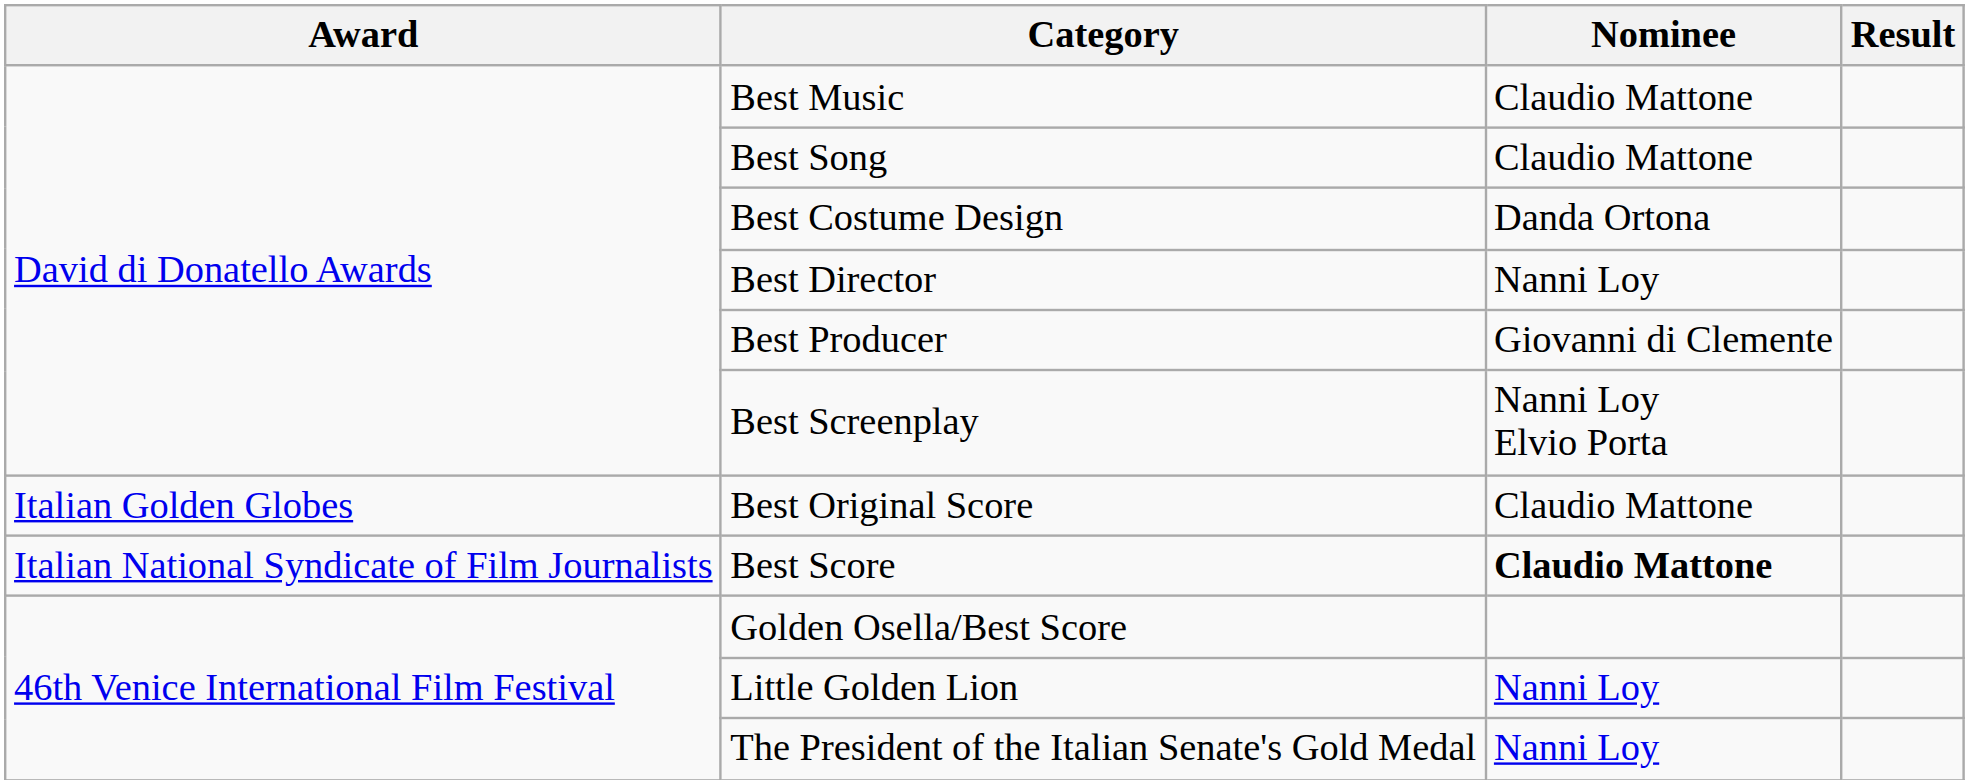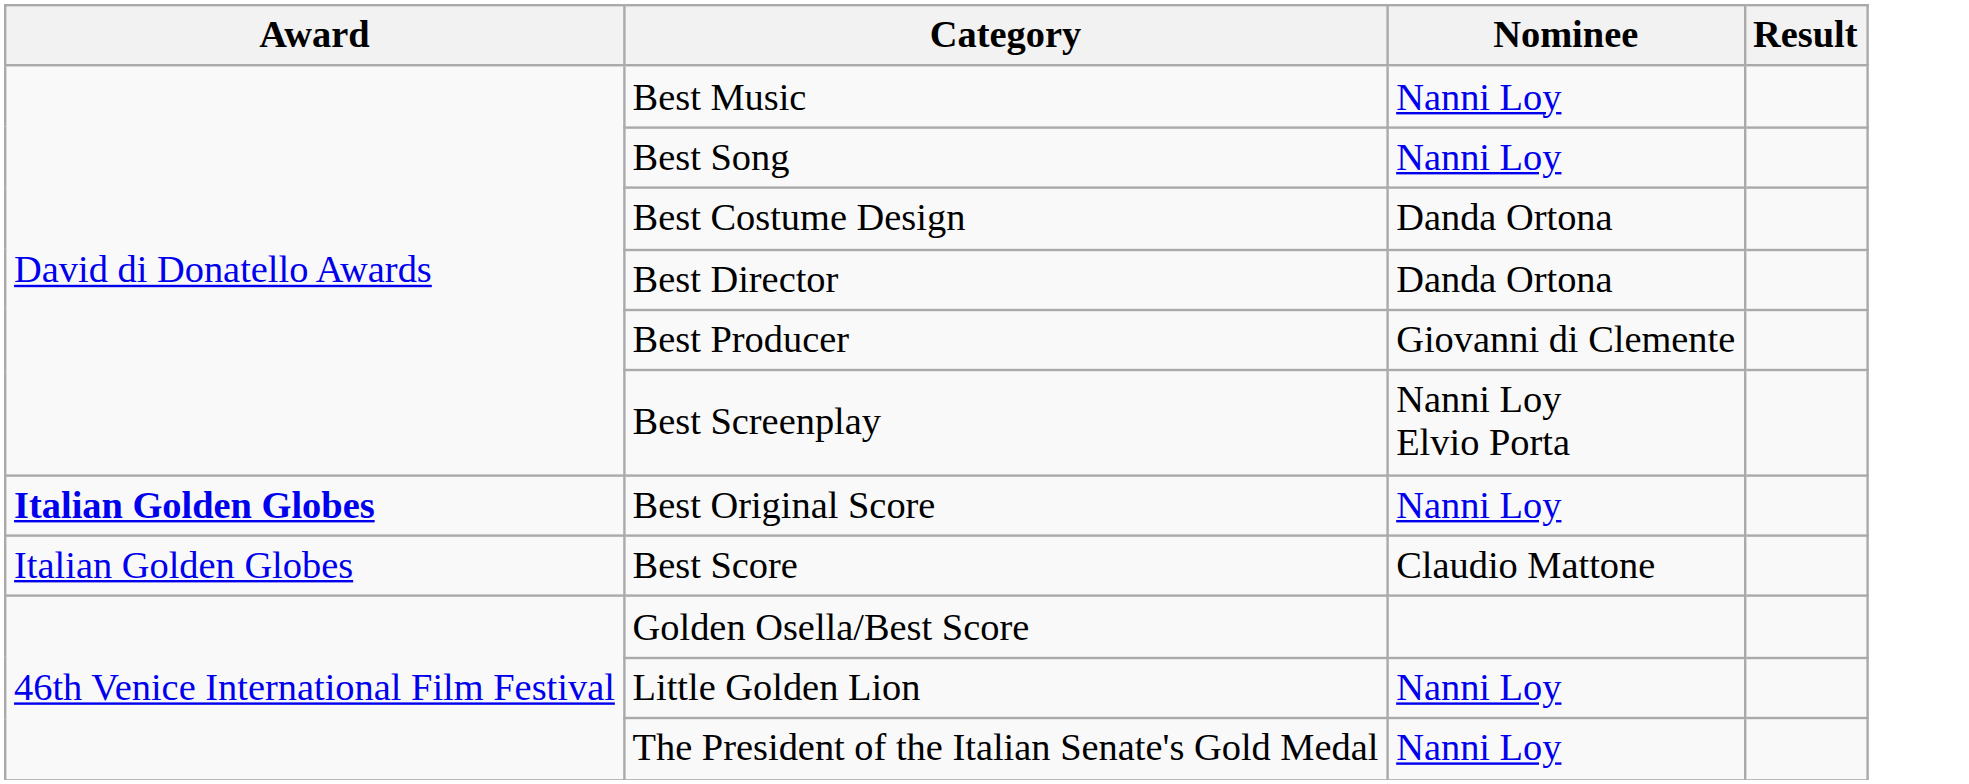(1623, 95) Claudio Mattone -> (1479, 95) Nanni Loy
(1623, 156) Claudio Mattone -> (1479, 156) Nanni Loy
(1577, 278) Nanni Loy -> (1504, 278) Danda Ortona
(184, 504) normal -> (194, 504) bold
(1623, 504) Claudio Mattone -> (1479, 504) Nanni Loy
(363, 565) Italian National Syndicate of Film Journalists -> (184, 565) Italian Golden Globes
(1633, 565) bold -> (1526, 565) normal
